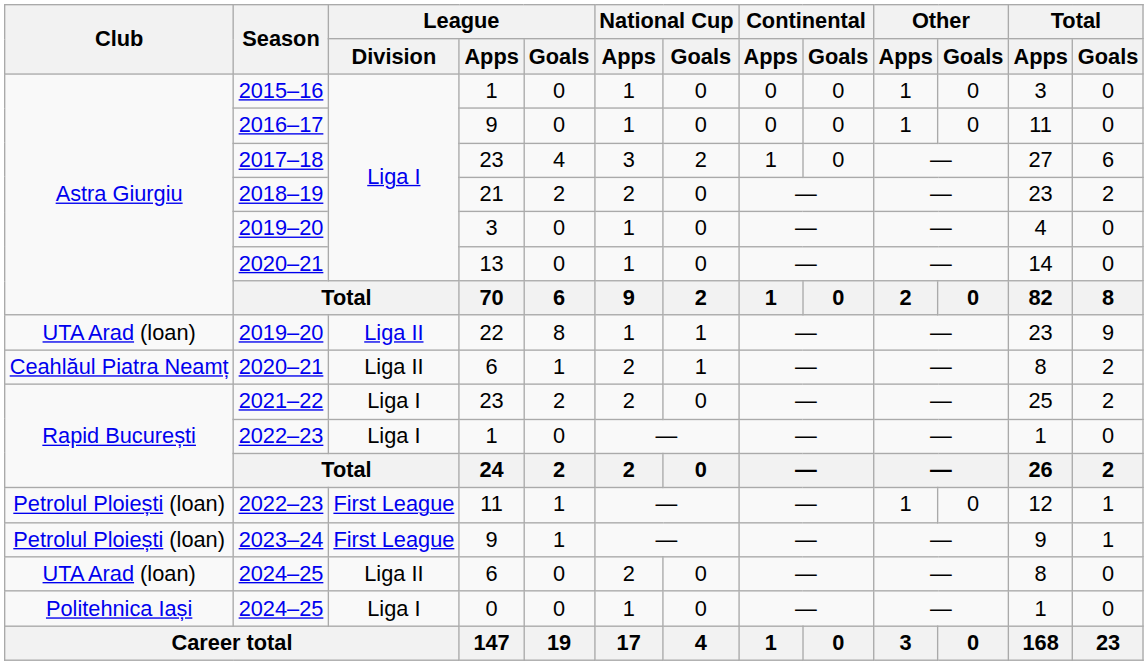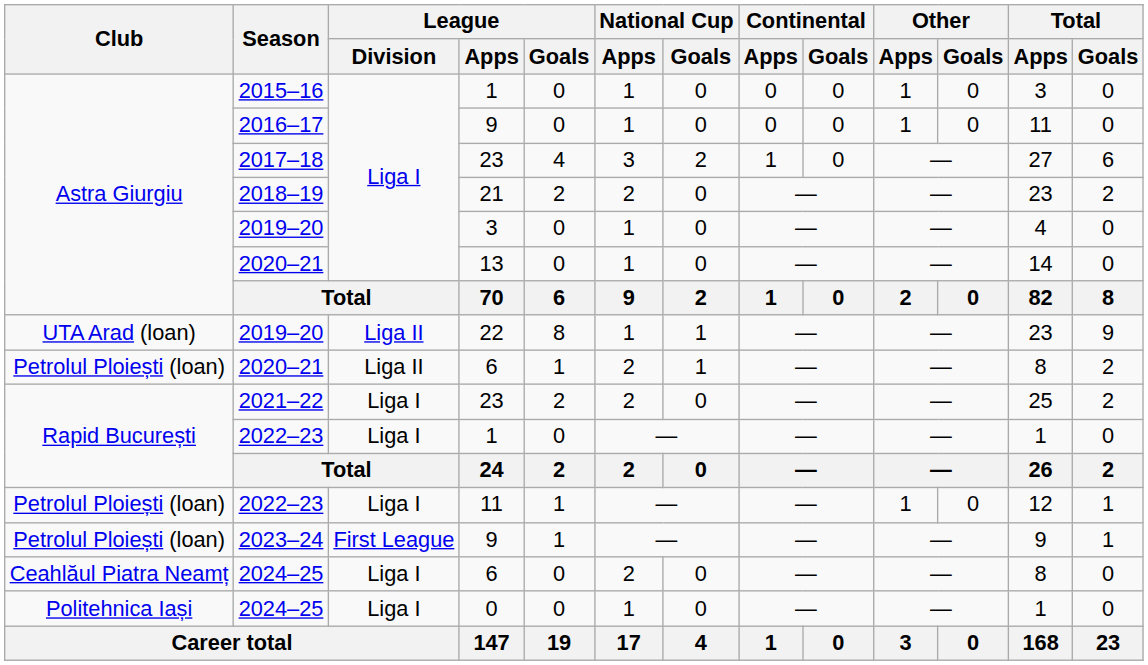(119, 366) Ceahlăul Piatra Neamț -> (119, 366) Petrolul Ploiești (loan)
(394, 504) First League -> (394, 504) Liga I
(119, 573) UTA Arad (loan) -> (119, 573) Ceahlăul Piatra Neamț
(394, 573) Liga II -> (394, 573) Liga I
